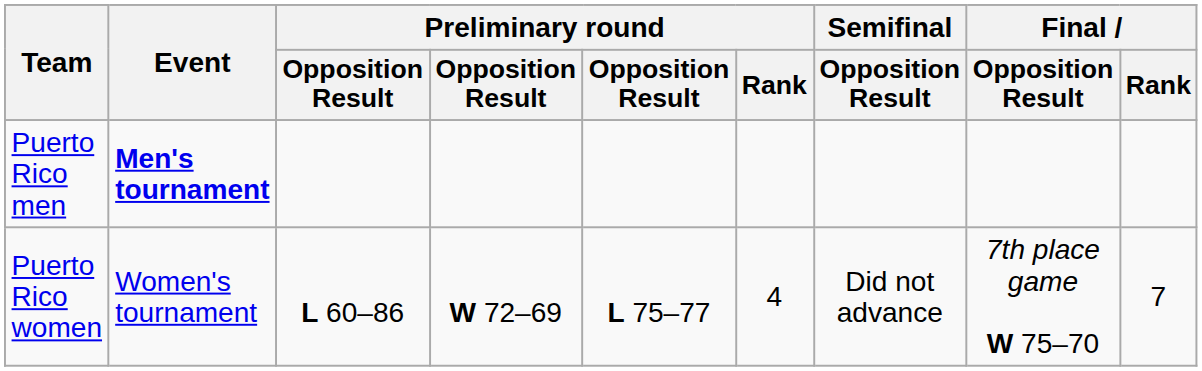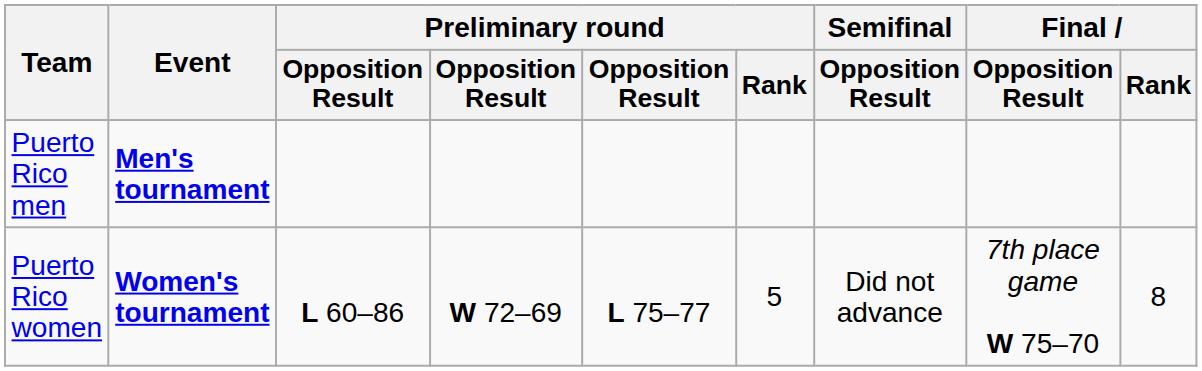(186, 297) normal -> (192, 297) bold
(774, 297) 4 -> (774, 297) 5
(1158, 297) 7 -> (1158, 297) 8
